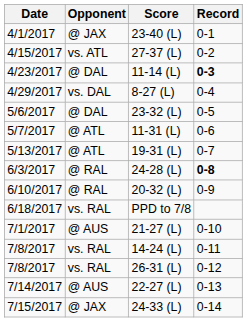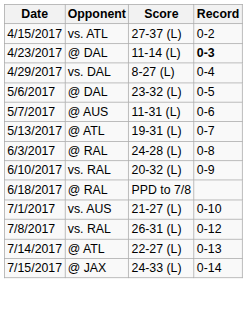- row: (157, 33)
(86, 131) @ ATL -> (88, 111) @ AUS
(206, 170) bold -> (206, 151) normal
(88, 190) @ RAL -> (89, 170) vs. RAL
(89, 209) vs. RAL -> (88, 190) @ RAL
(88, 229) @ AUS -> (90, 209) vs. AUS
- row: (157, 248)
(88, 287) @ AUS -> (86, 248) @ ATL
